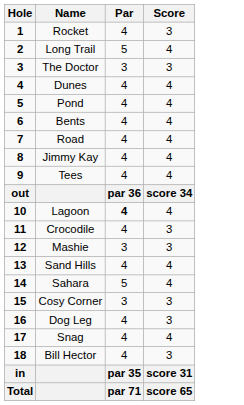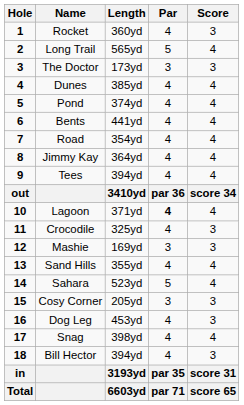+ column: (127, 13)
